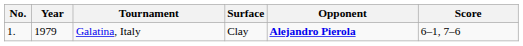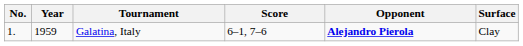columns swapped: (246, 13) <-> (468, 13)
(45, 31) 1979 -> (45, 31) 1959
